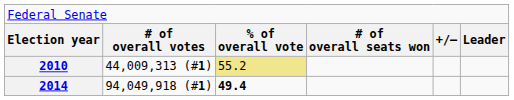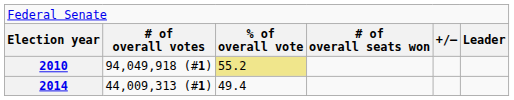(159, 66) 44,009,313 (#1) -> (159, 66) 94,049,918 (#1)
(159, 86) 94,049,918 (#1) -> (159, 86) 44,009,313 (#1)
(232, 86) bold -> (232, 86) normal
